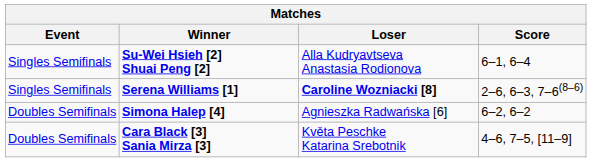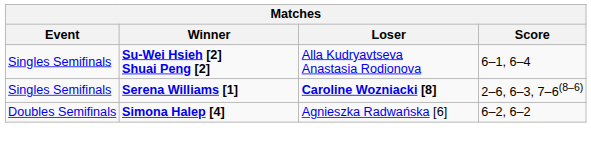- row: (166, 139)
